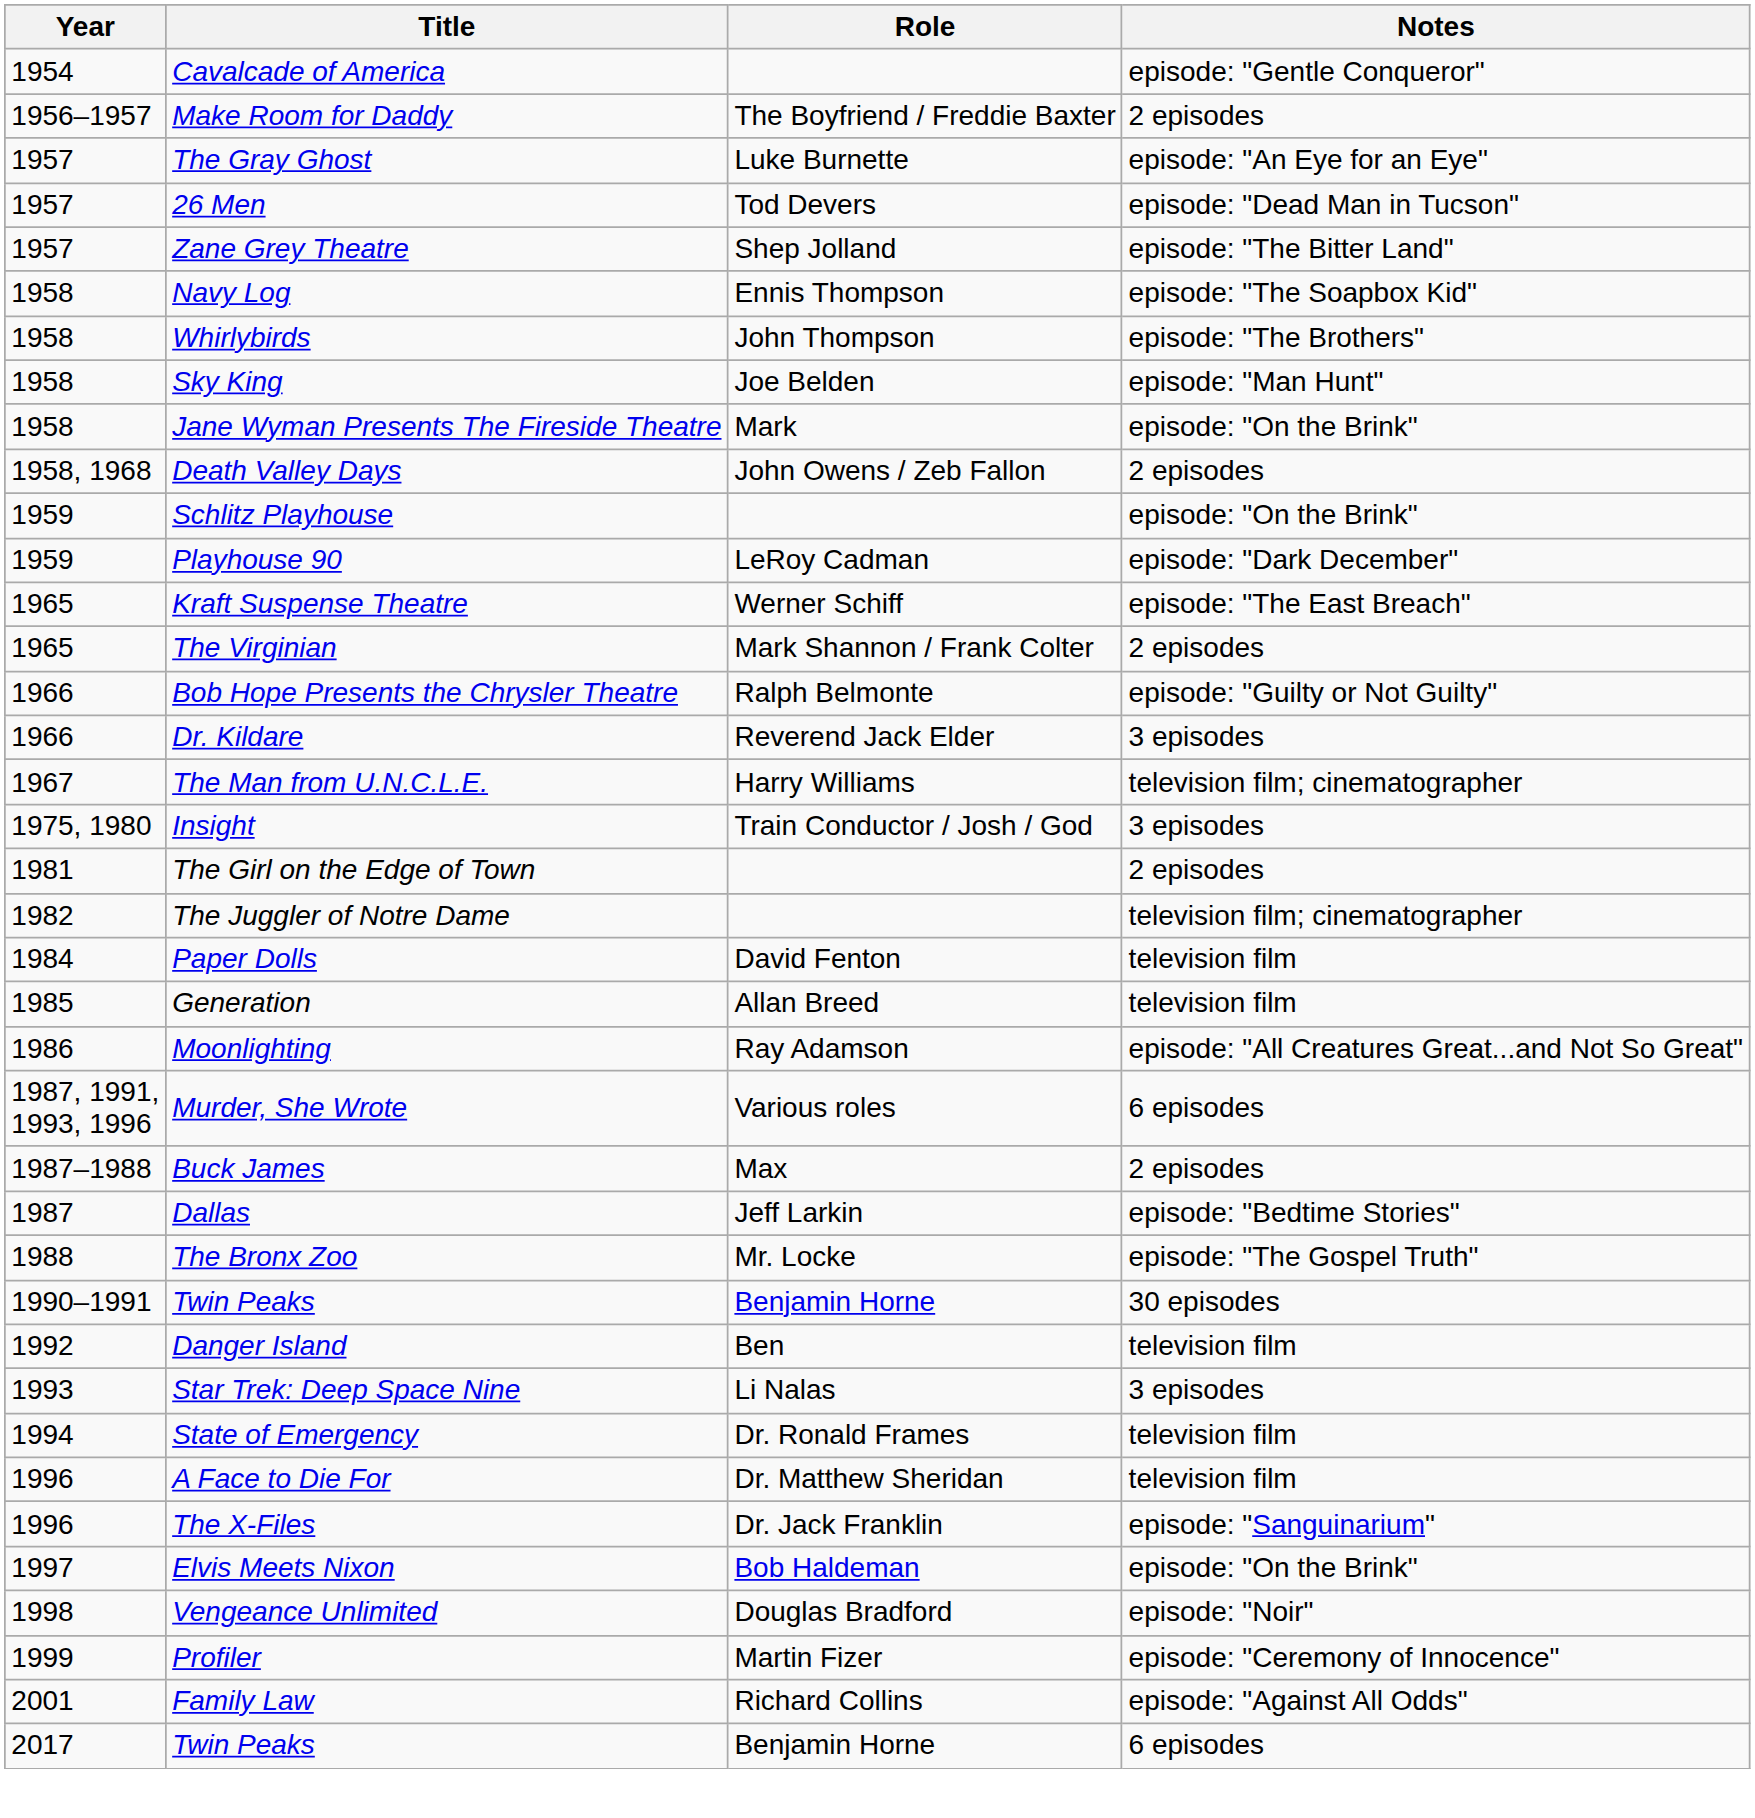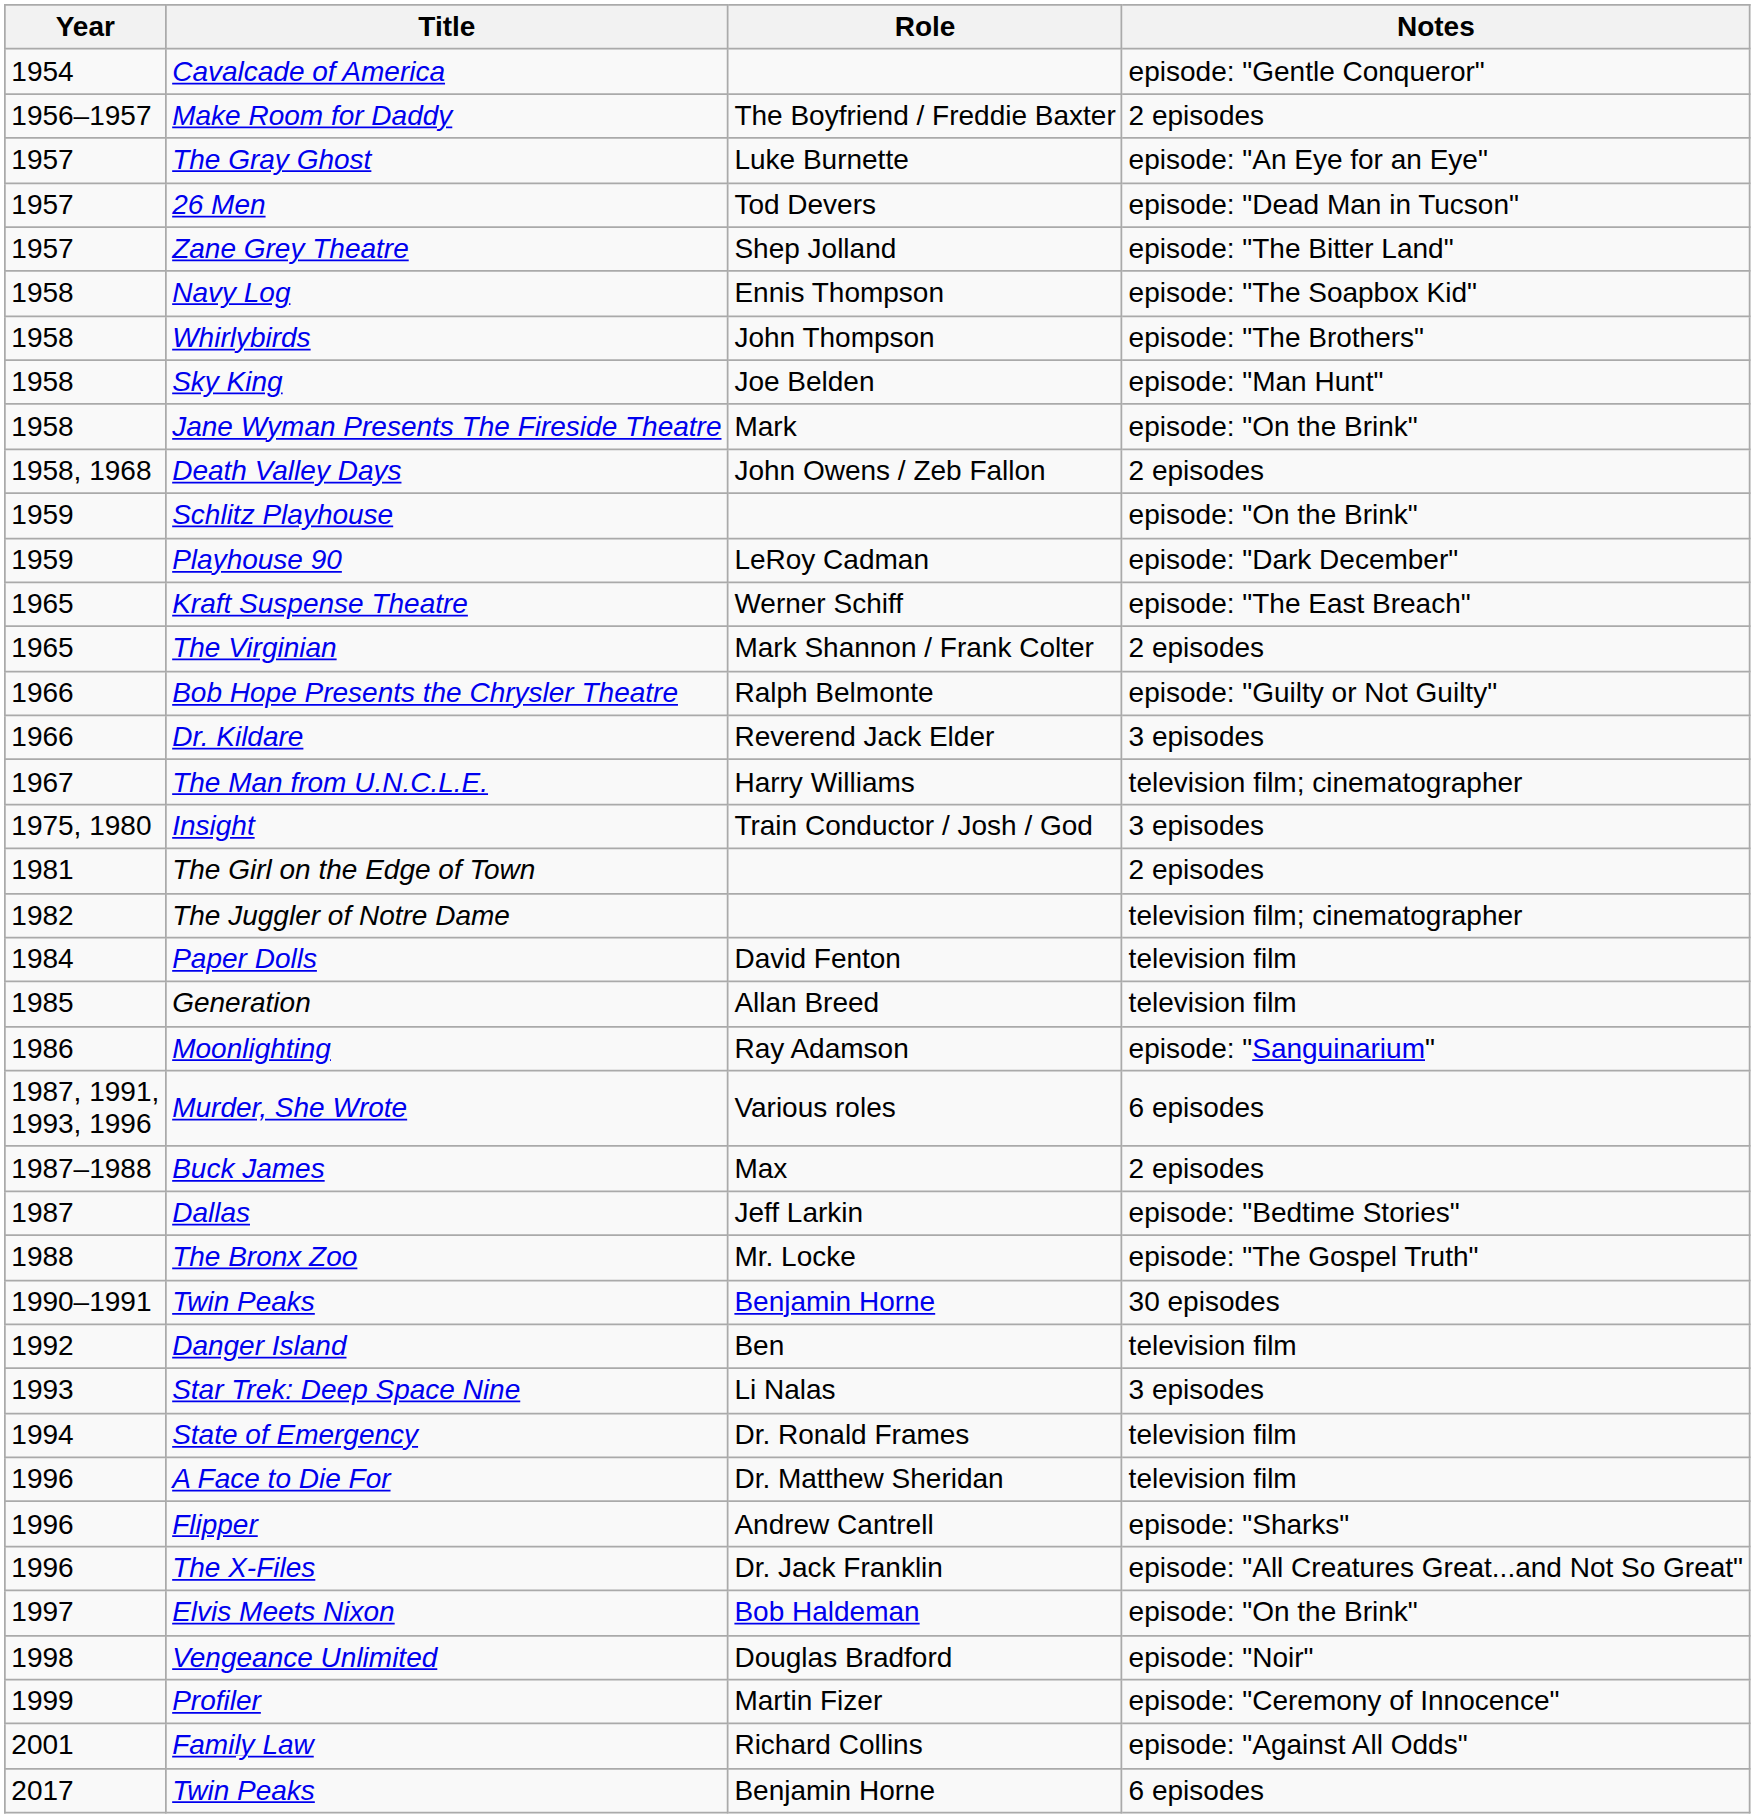(1436, 1048) episode: "All Creatures Great...and Not So Great" -> (1282, 1048) episode: "Sanguinarium"
+ row: (42, 1523)
(1282, 1523) episode: "Sanguinarium" -> (1436, 1568) episode: "All Creatures Great...and Not So Great"
